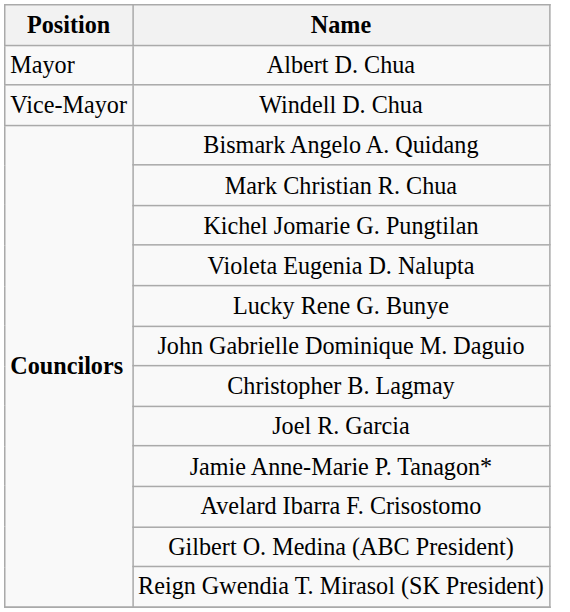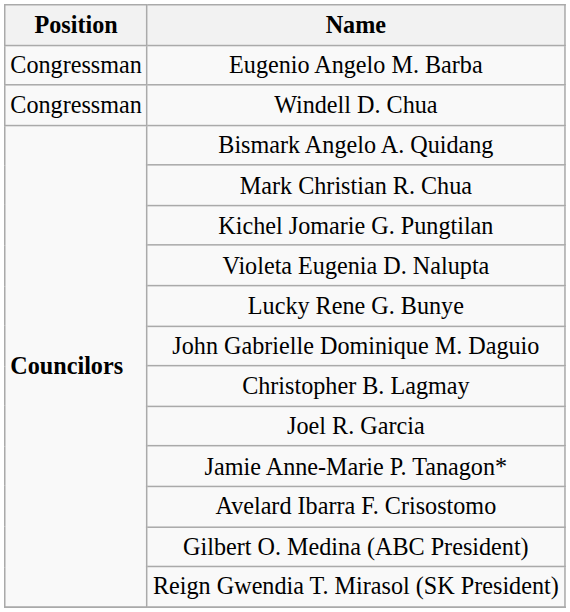+ row: (356, 65)
- row: (341, 65)
(69, 105) Vice-Mayor -> (76, 105) Congressman
